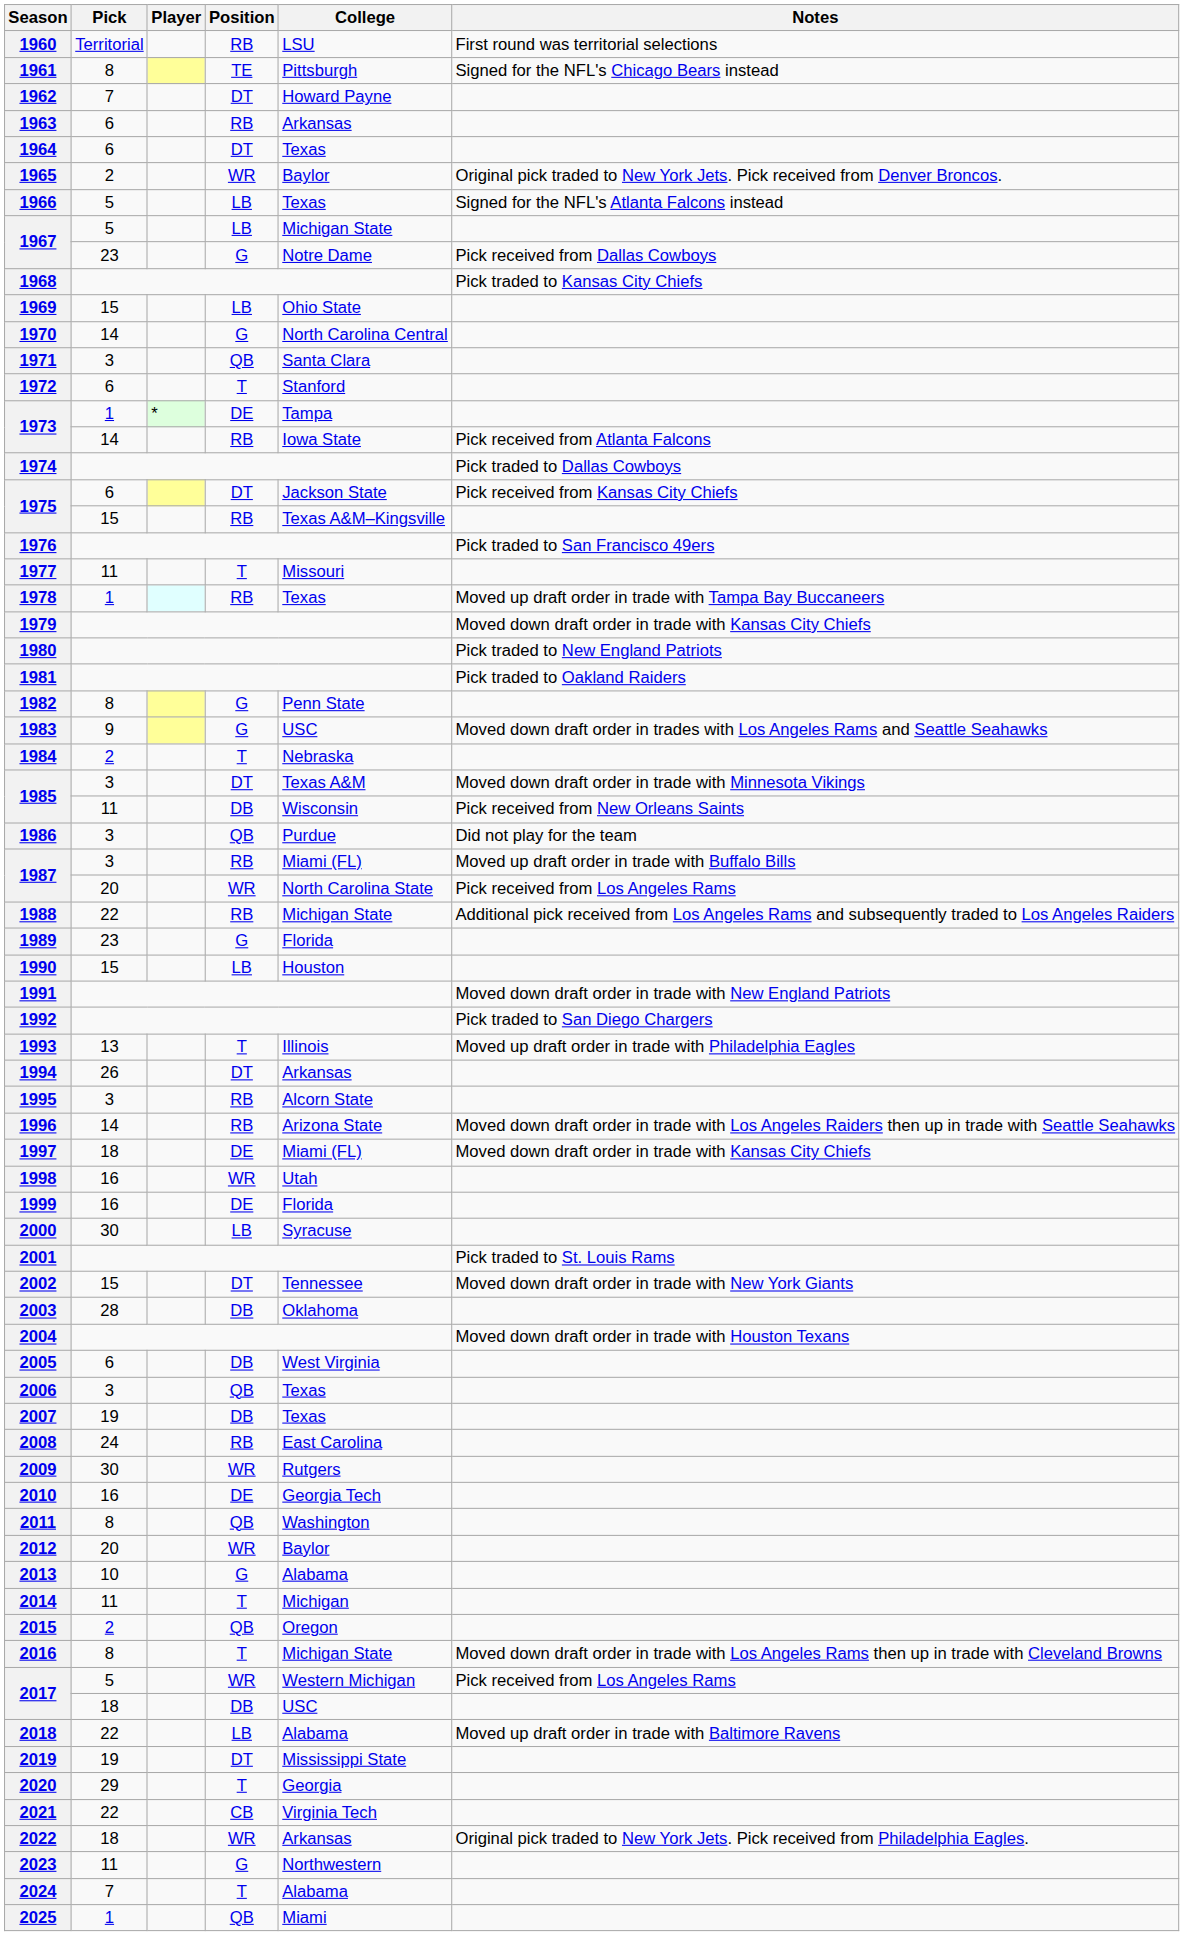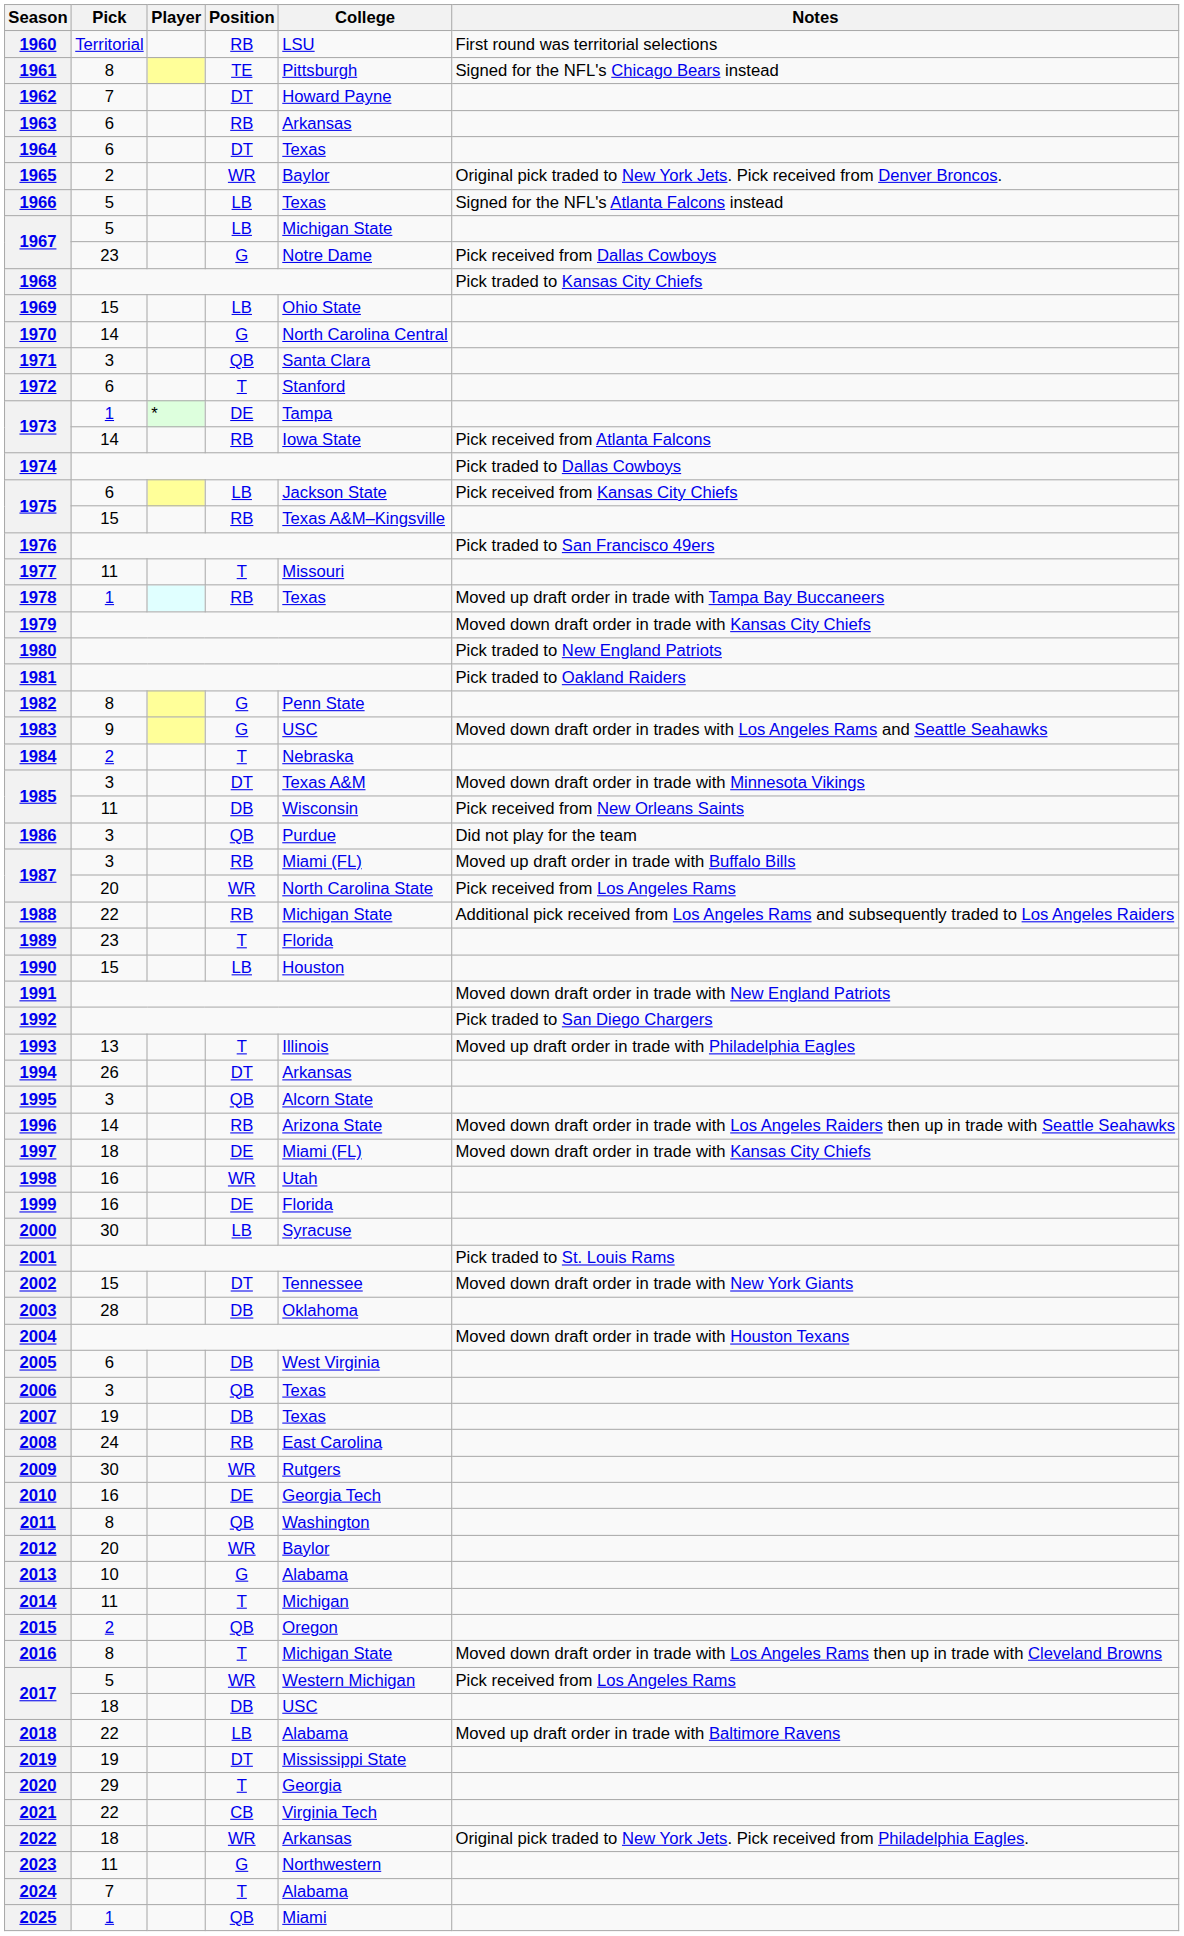(242, 492) DT -> (242, 492) LB
(242, 941) G -> (242, 941) T
(242, 1099) RB -> (242, 1099) QB
